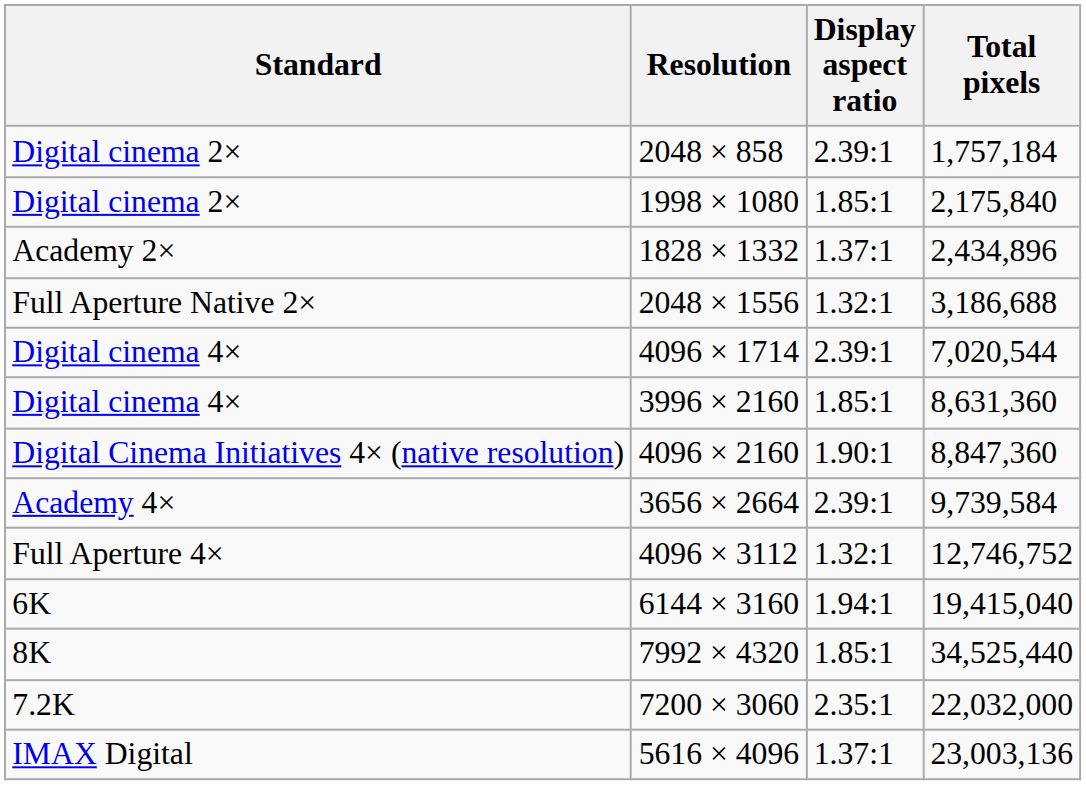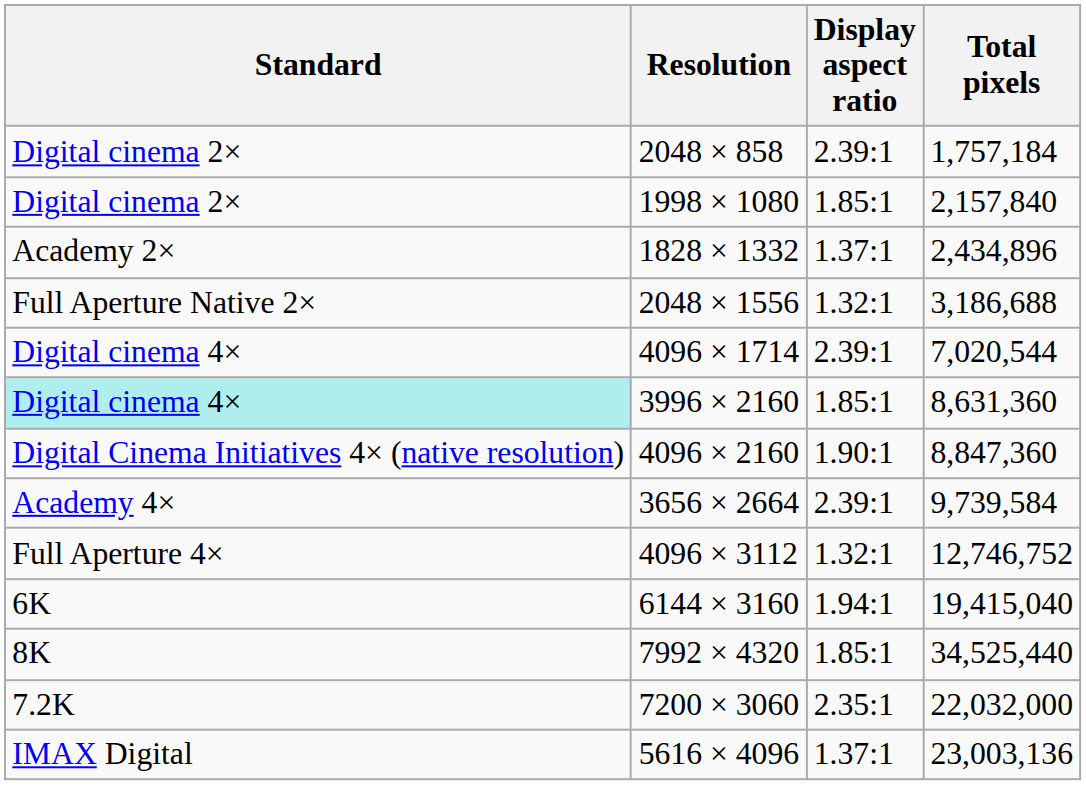(994, 201) 2,175,840 -> (994, 201) 2,157,840
(127, 402) no background -> (127, 402) paleturquoise background
